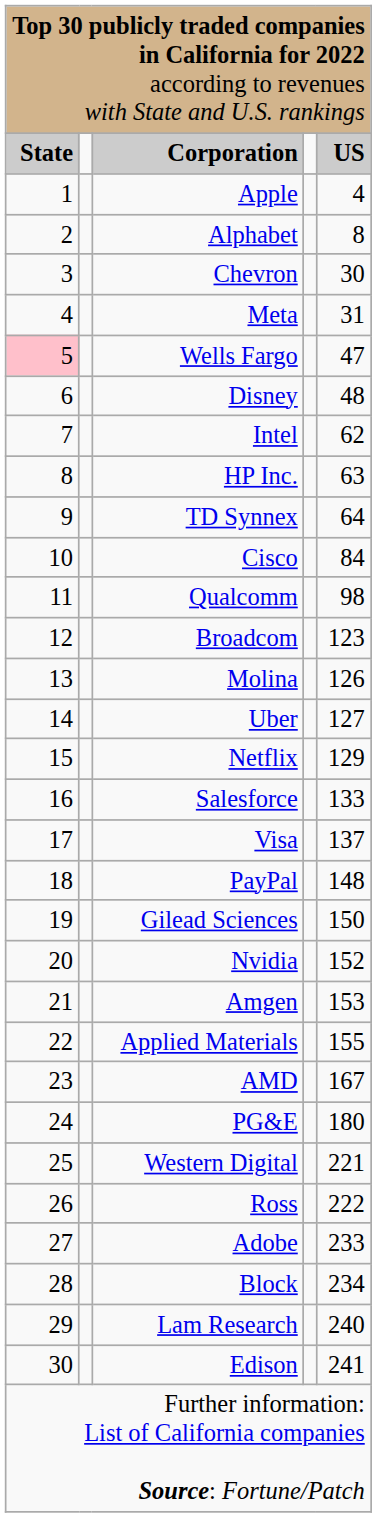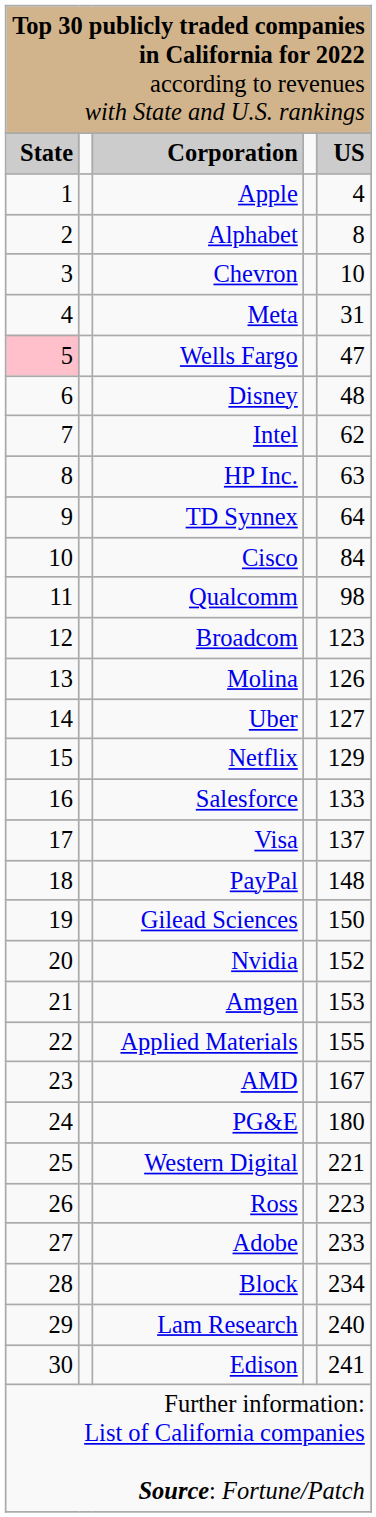(353, 274) 30 -> (353, 274) 10
(346, 1202) 222 -> (346, 1202) 223
